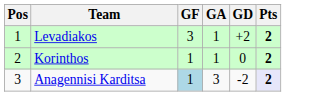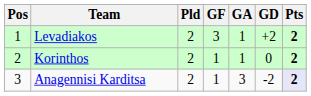+ column: (191, 15)
(190, 79) lightblue background -> (216, 79) no background
